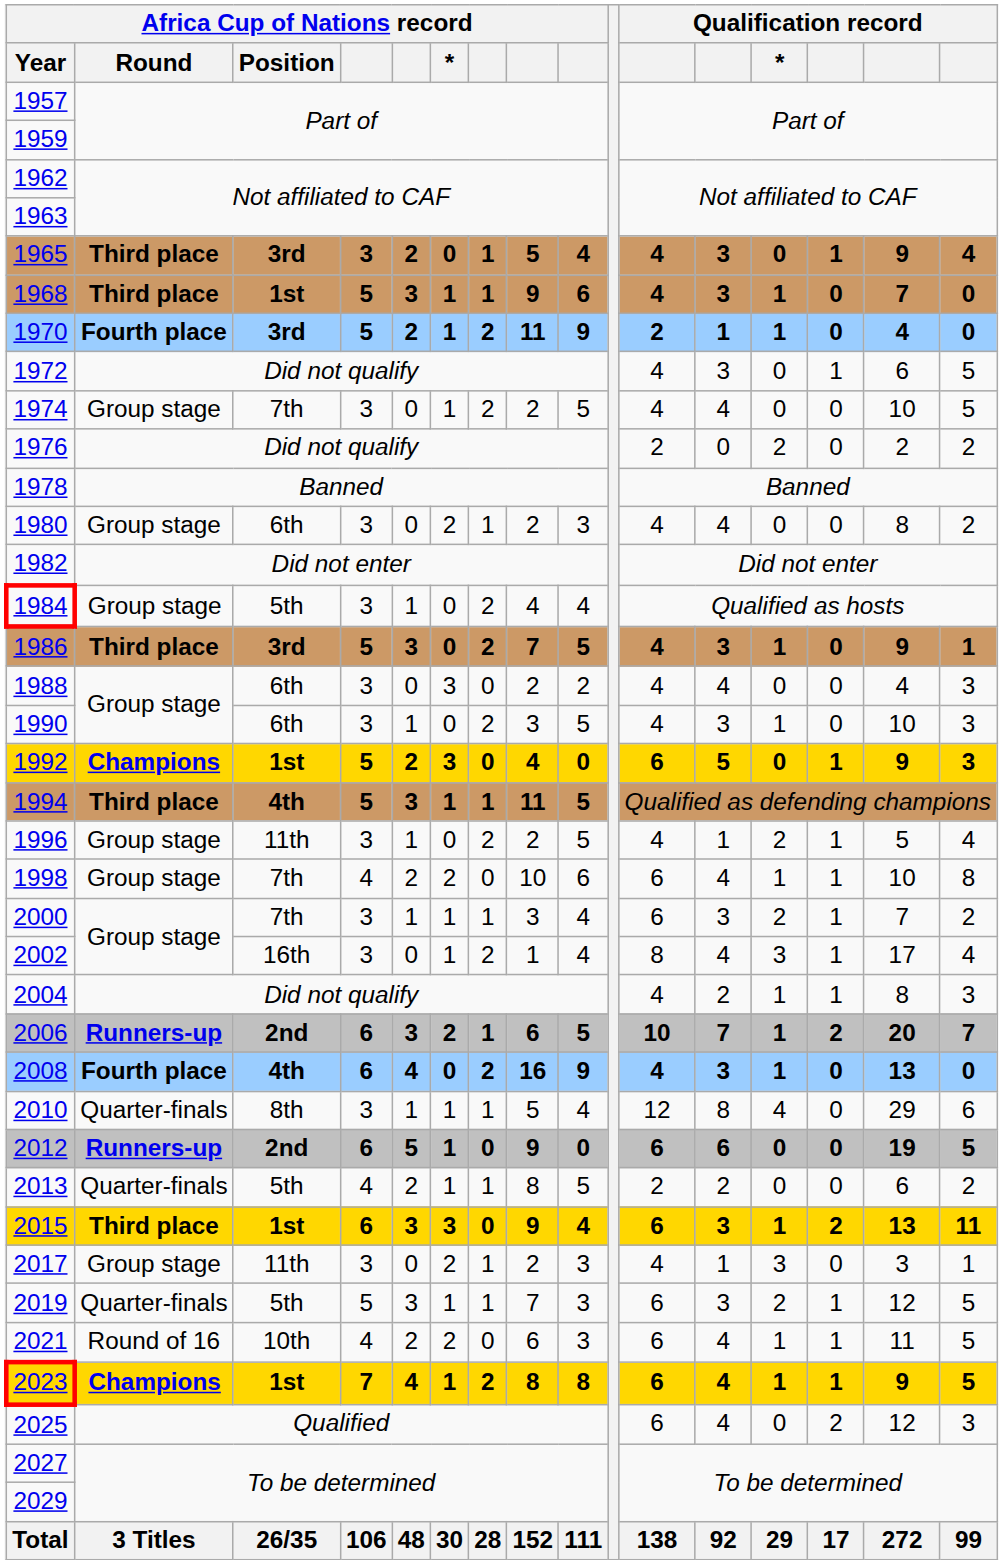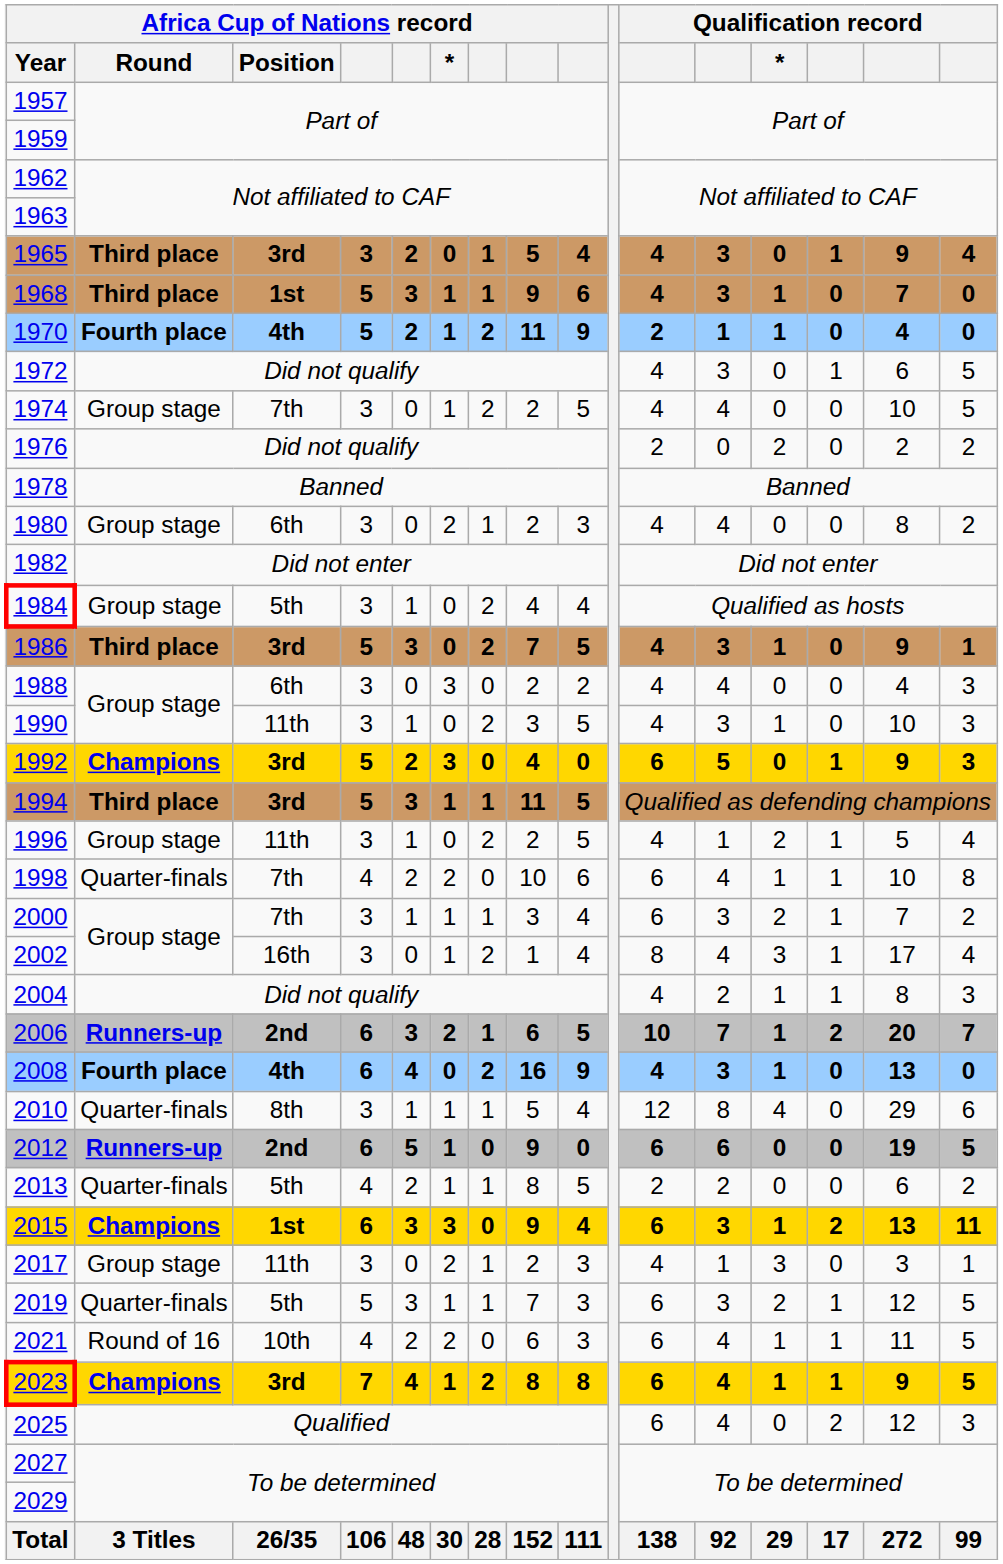(287, 332) 3rd -> (287, 332) 4th
(287, 724) 6th -> (287, 724) 11th
(287, 762) 1st -> (287, 762) 3rd
(287, 801) 4th -> (287, 801) 3rd
(154, 878) Group stage -> (154, 878) Quarter-finals
(154, 1225) Third place -> (154, 1225) Champions
(287, 1382) 1st -> (287, 1382) 3rd
